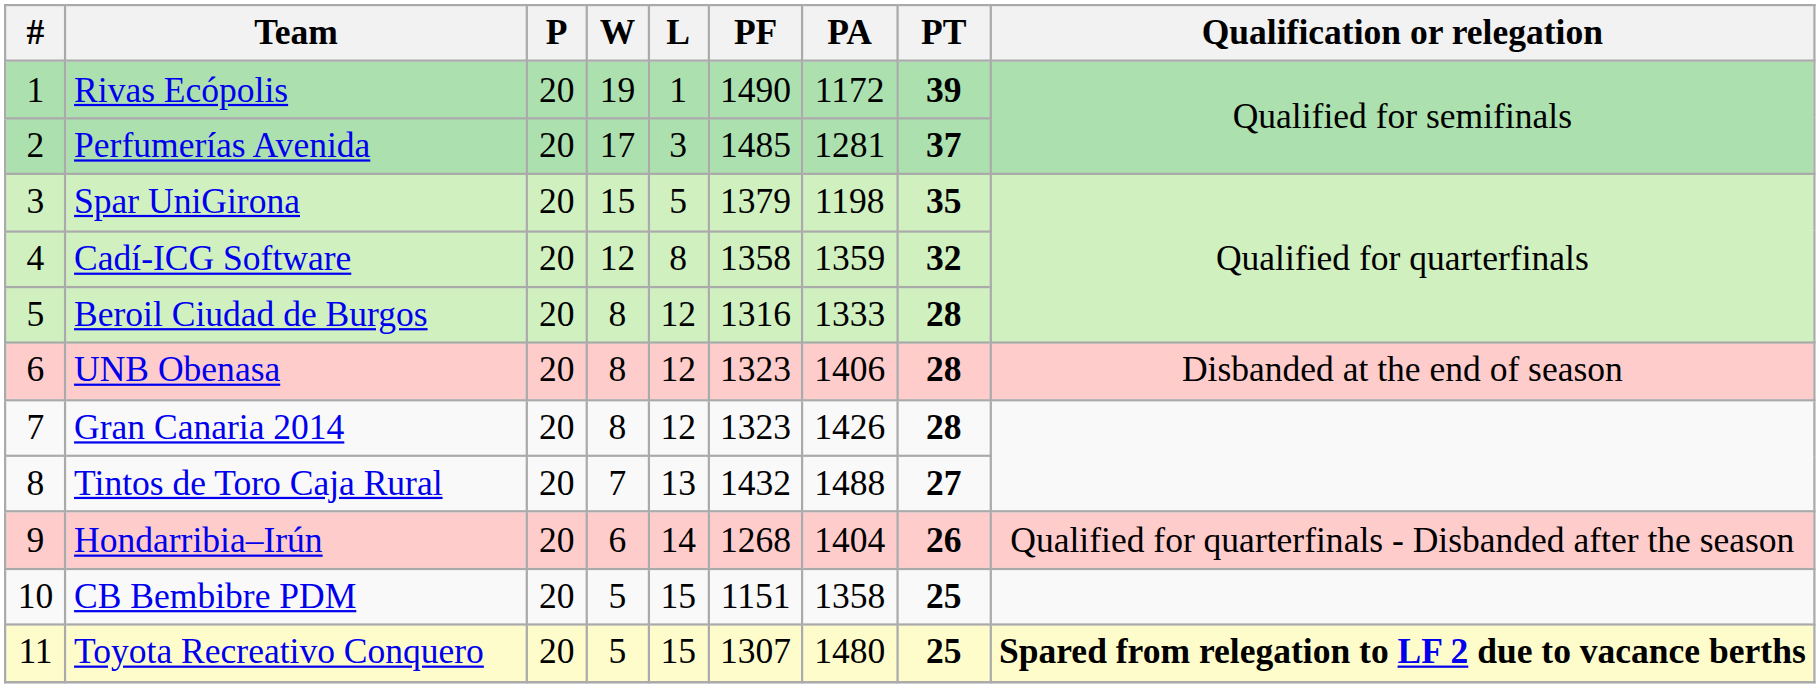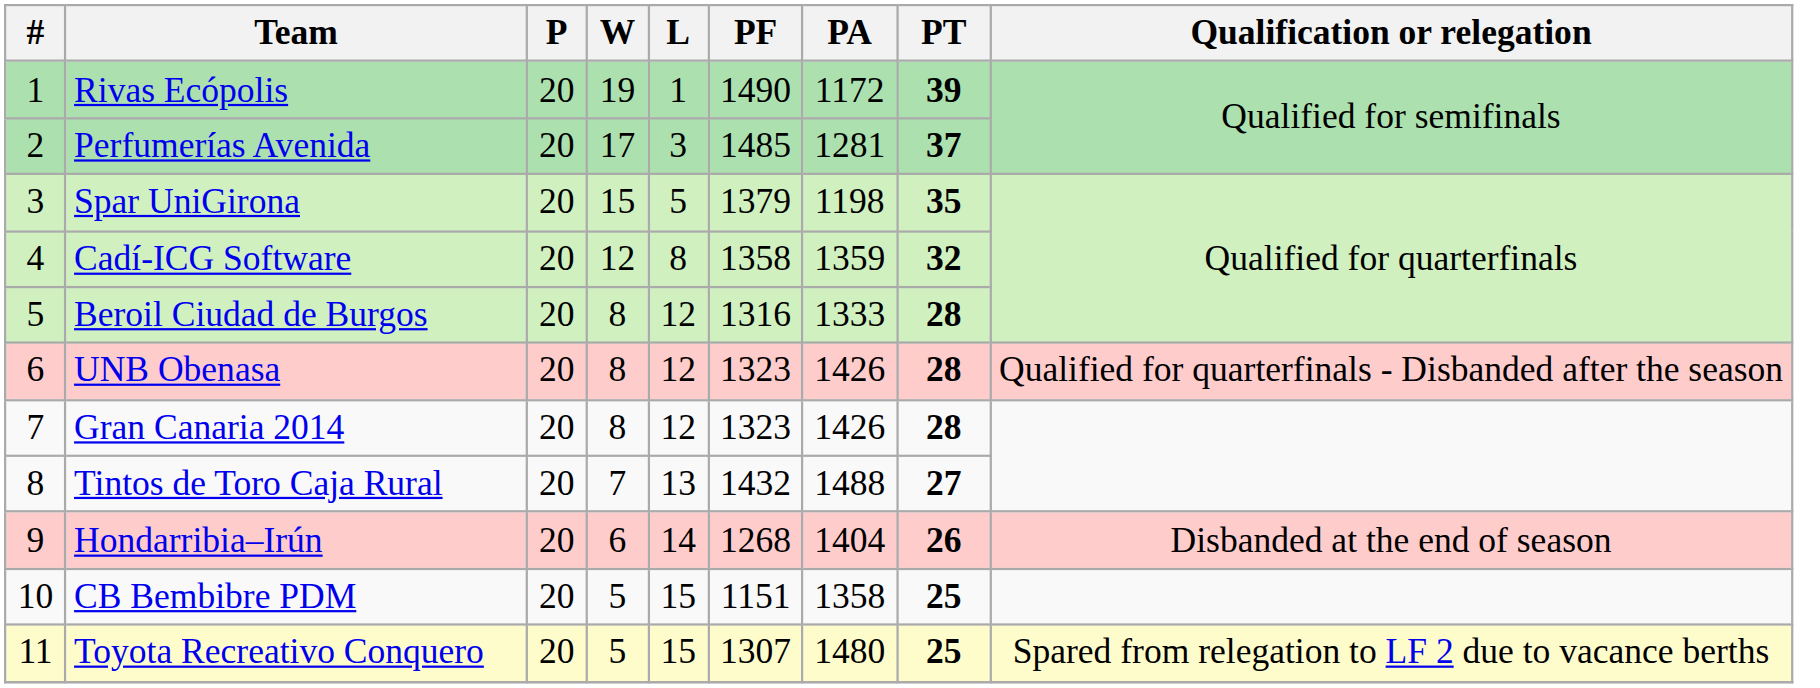(850, 370) 1406 -> (850, 370) 1426
(1402, 370) Disbanded at the end of season -> (1391, 370) Qualified for quarterfinals - Disbanded after the season
(1402, 539) Qualified for quarterfinals - Disbanded after the season -> (1391, 539) Disbanded at the end of season
(1402, 652) bold -> (1391, 652) normal
